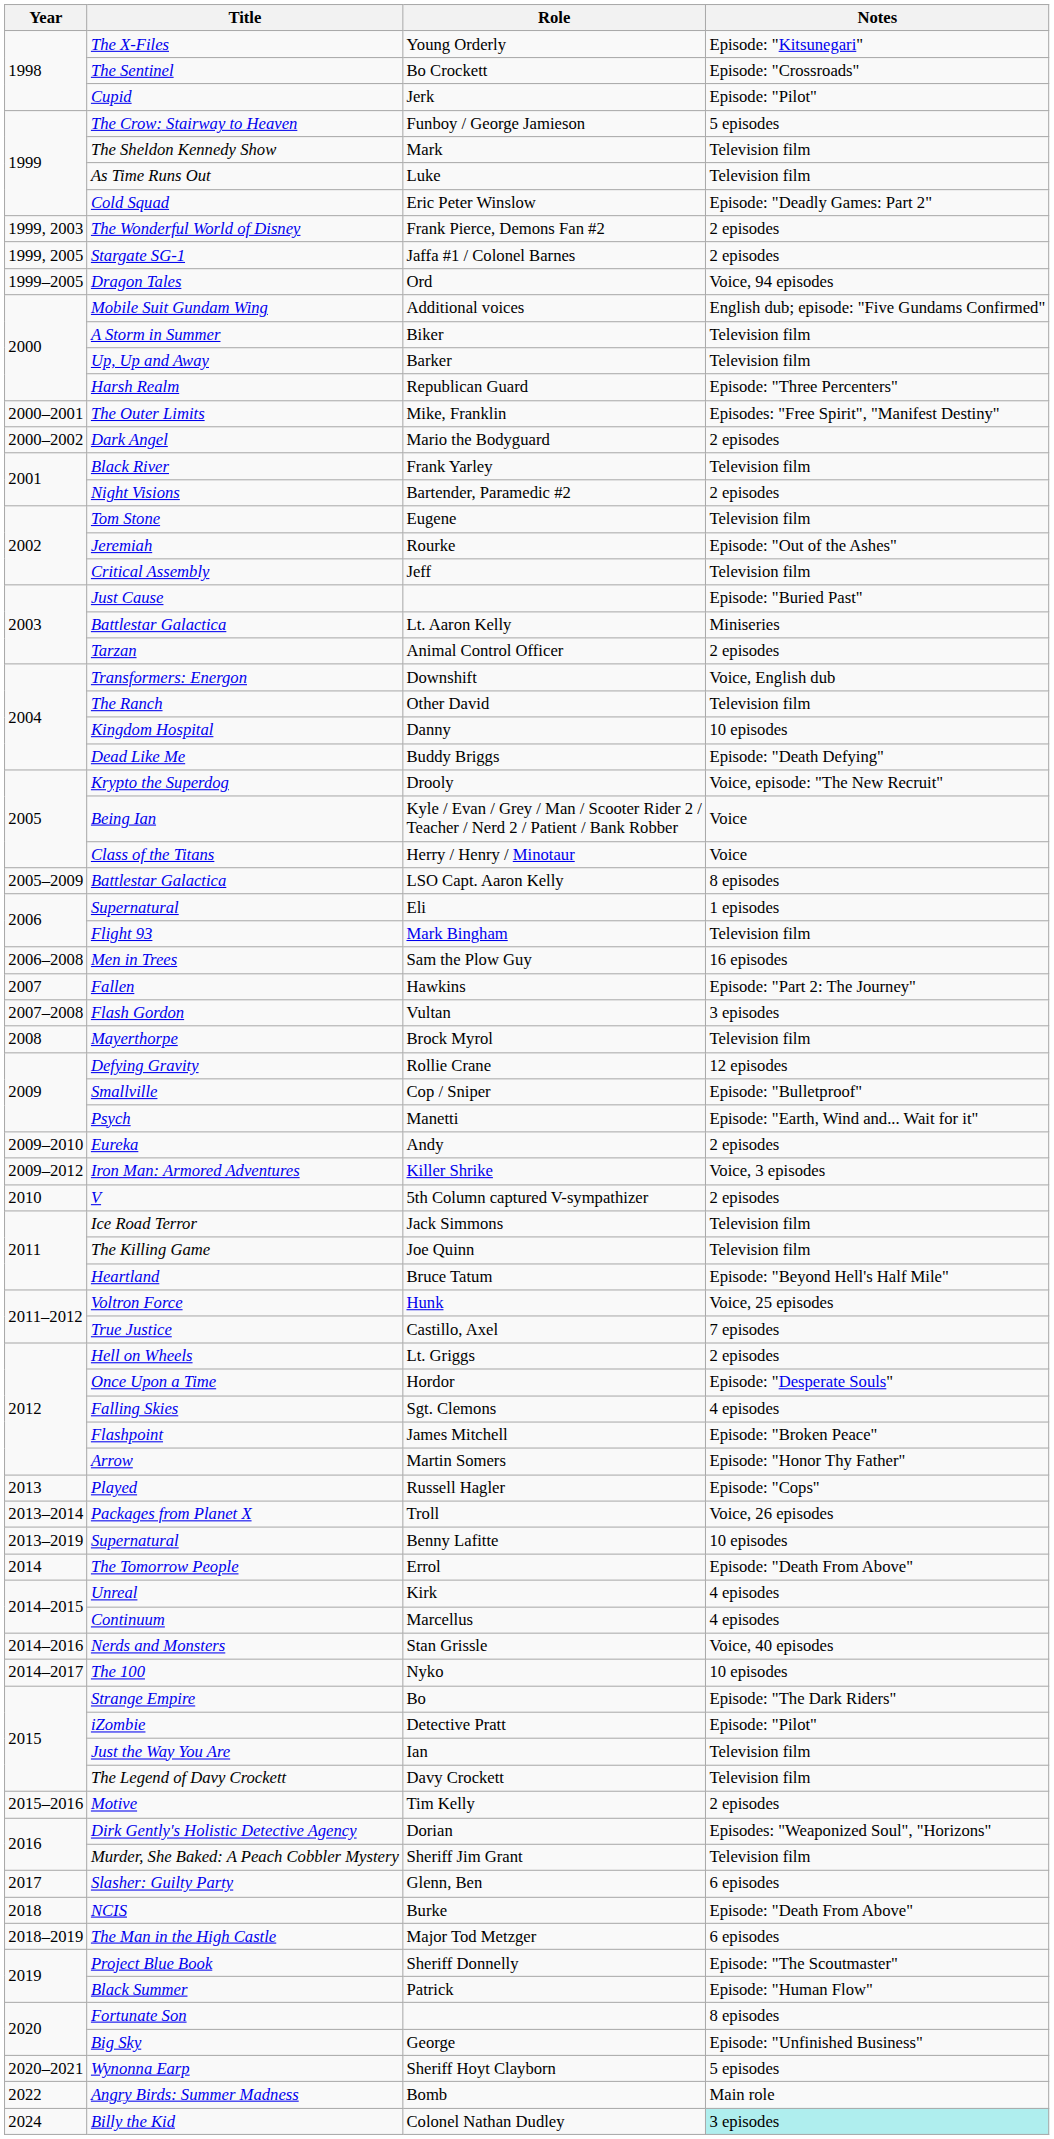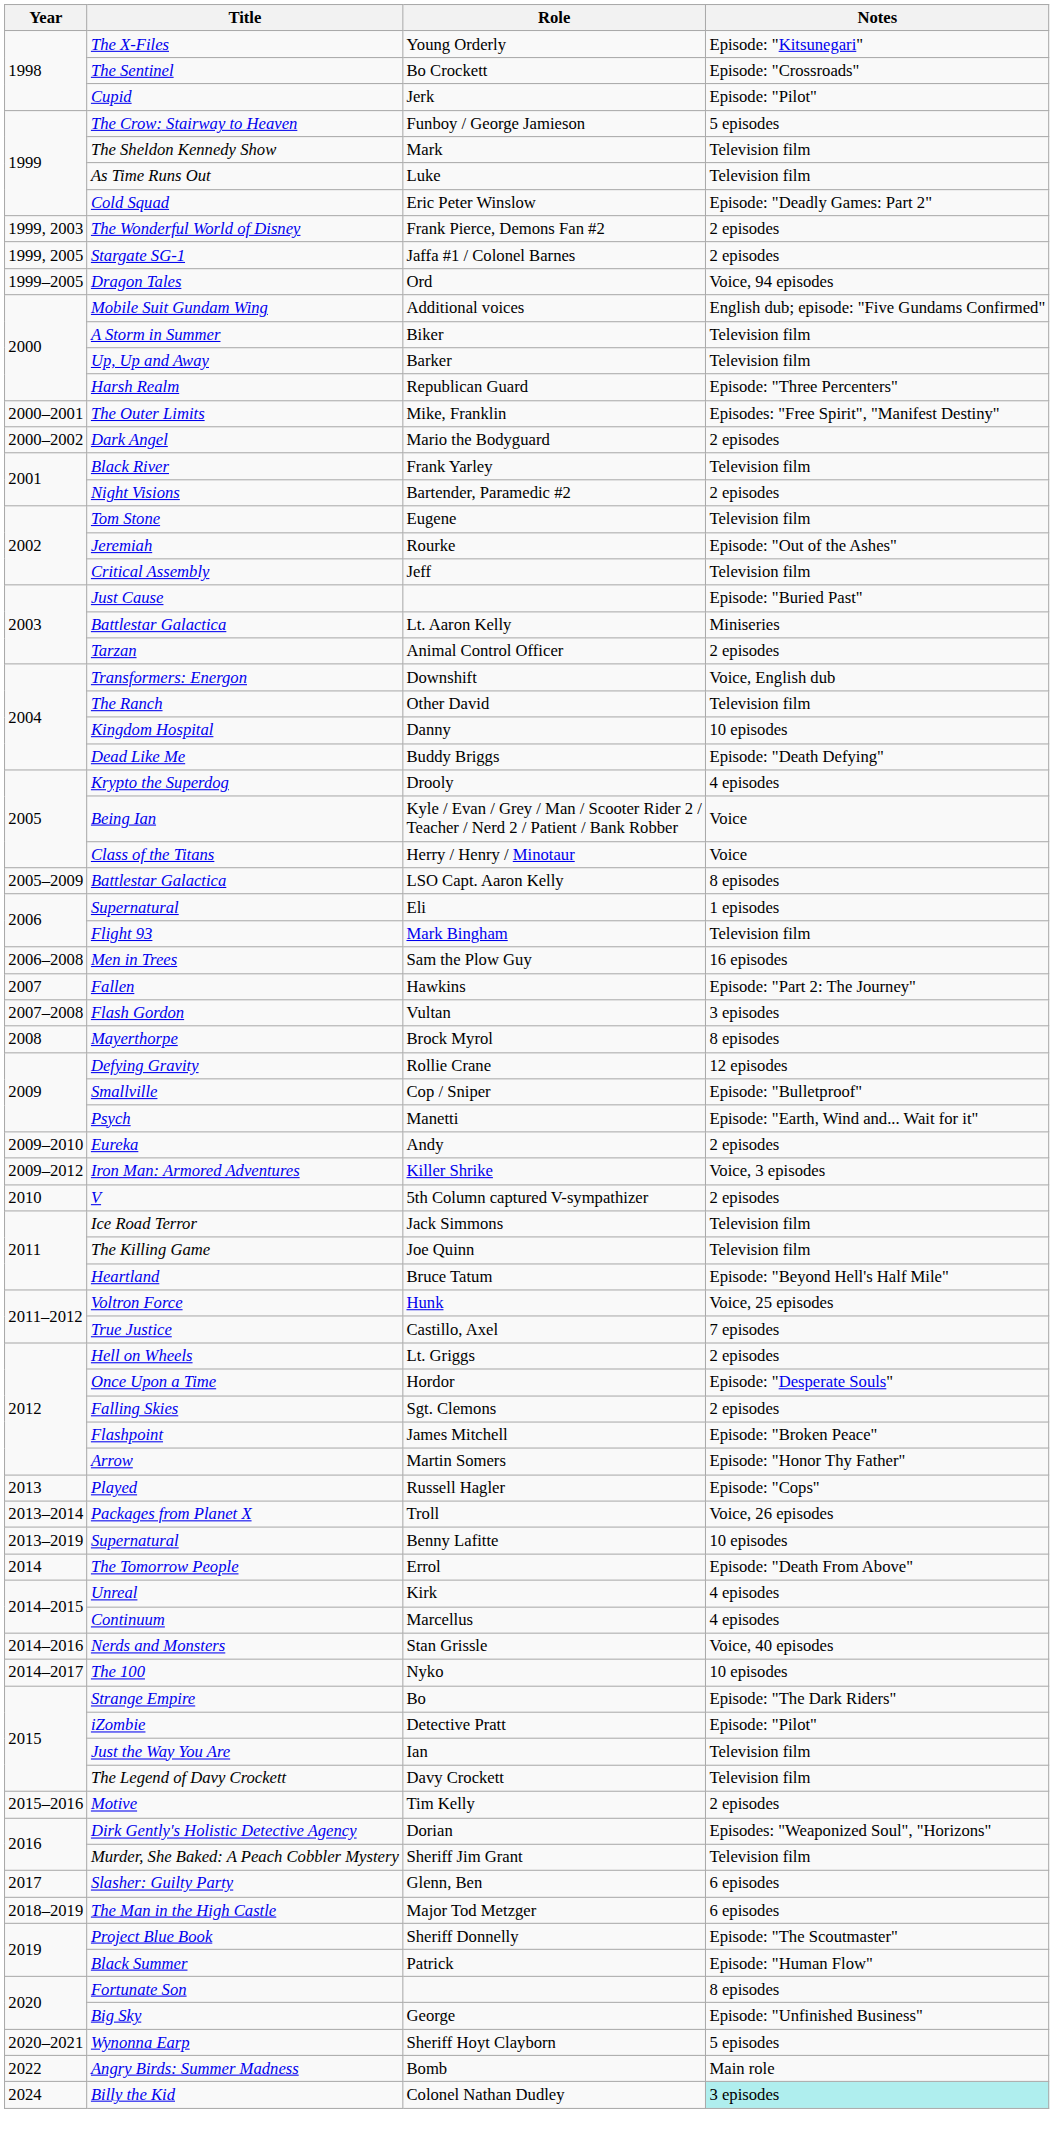(826, 783) Voice, episode: "The New Recruit" -> (744, 783) 4 episodes
(760, 1039) Television film -> (744, 1039) 8 episodes
(744, 1408) 4 episodes -> (744, 1408) 2 episodes
- row: (109, 1910)
